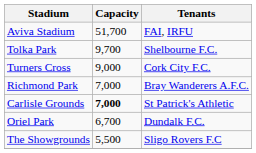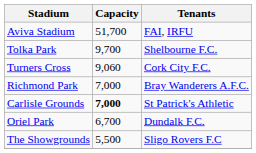(108, 67) 9,000 -> (108, 67) 9,060
